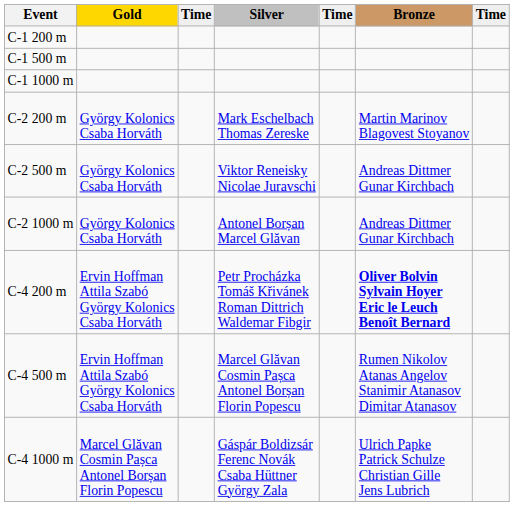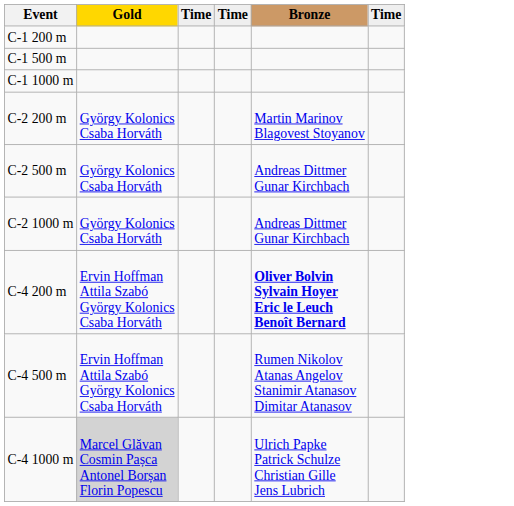- column: (267, 15)
(123, 467) no background -> (123, 467) lightgrey background
